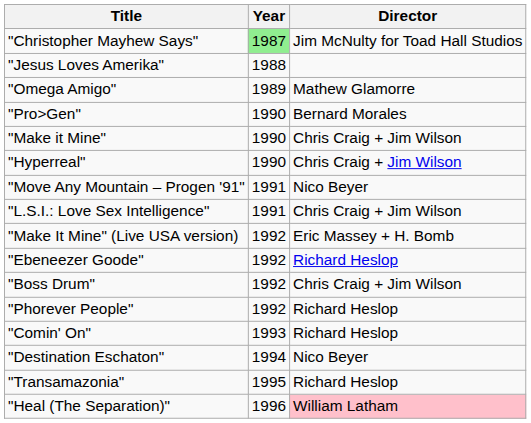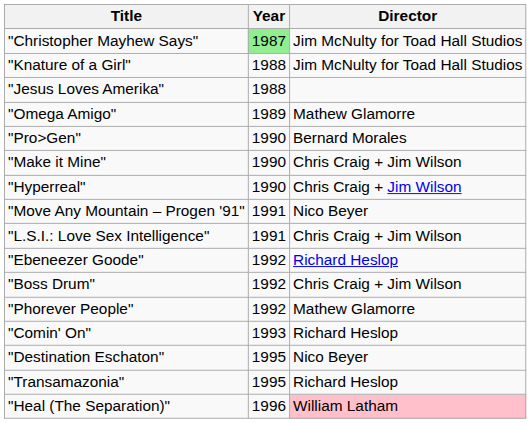+ row: (69, 65)
- row: (123, 235)
(346, 308) Richard Heslop -> (354, 308) Mathew Glamorre
(269, 357) 1994 -> (269, 357) 1995
